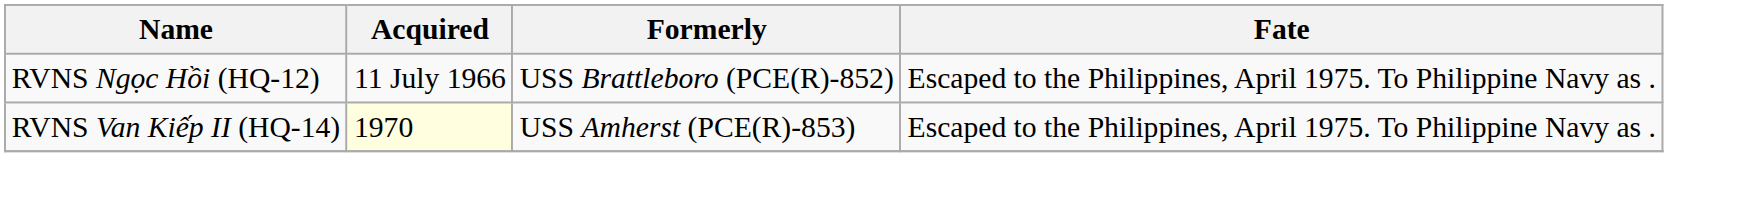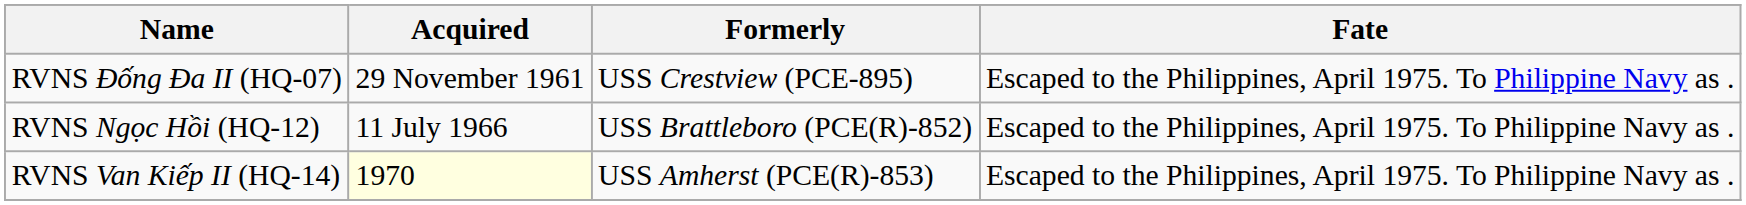+ row: (177, 77)
